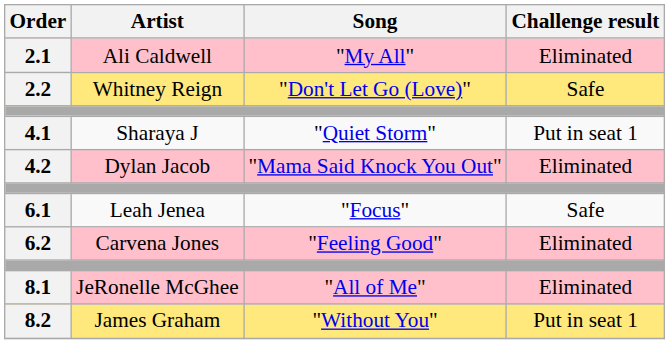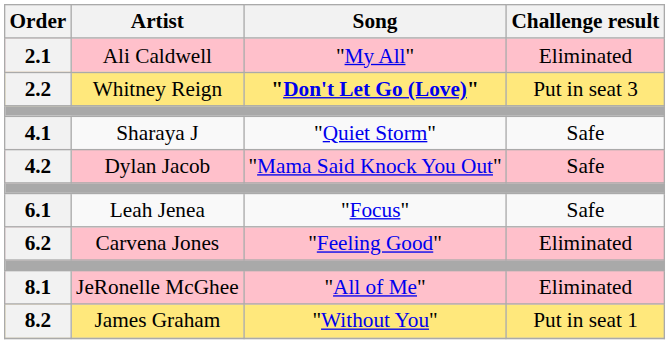(375, 88) normal -> (375, 88) bold
(585, 88) Safe -> (585, 88) Put in seat 3
(585, 132) Put in seat 1 -> (585, 132) Safe
(585, 166) Eliminated -> (585, 166) Safe
